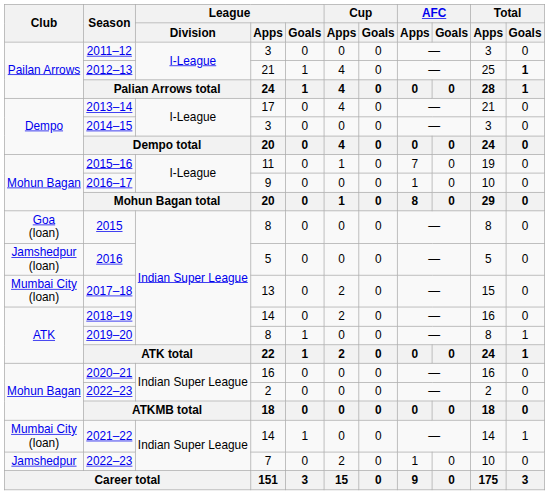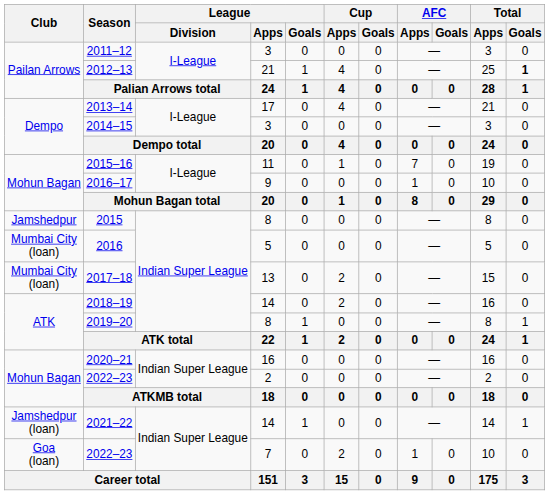(44, 227) Goa (loan) -> (44, 220) Jamshedpur
(44, 259) Jamshedpur (loan) -> (44, 245) Mumbai City (loan)
(44, 436) Mumbai City (loan) -> (44, 422) Jamshedpur (loan)
(44, 461) Jamshedpur -> (44, 454) Goa (loan)
